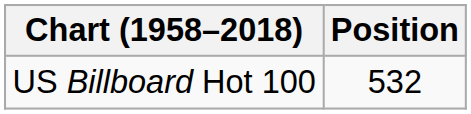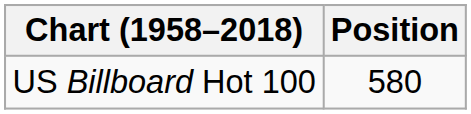(395, 81) 532 -> (395, 81) 580
